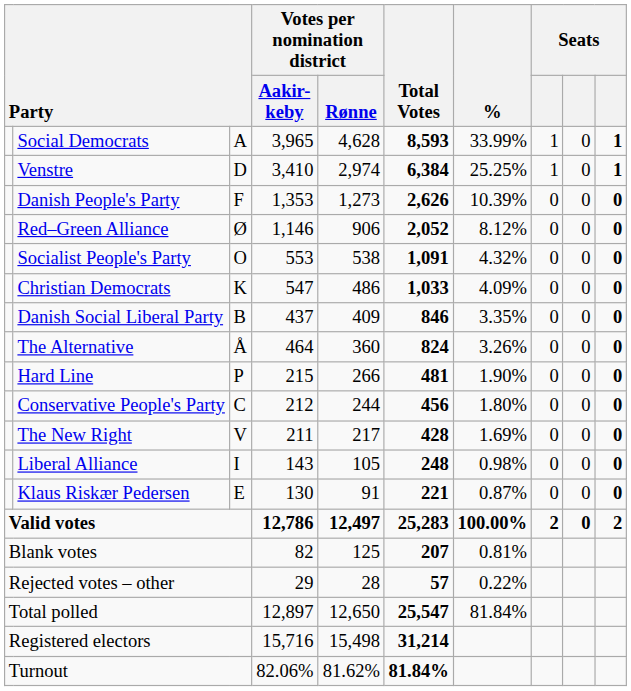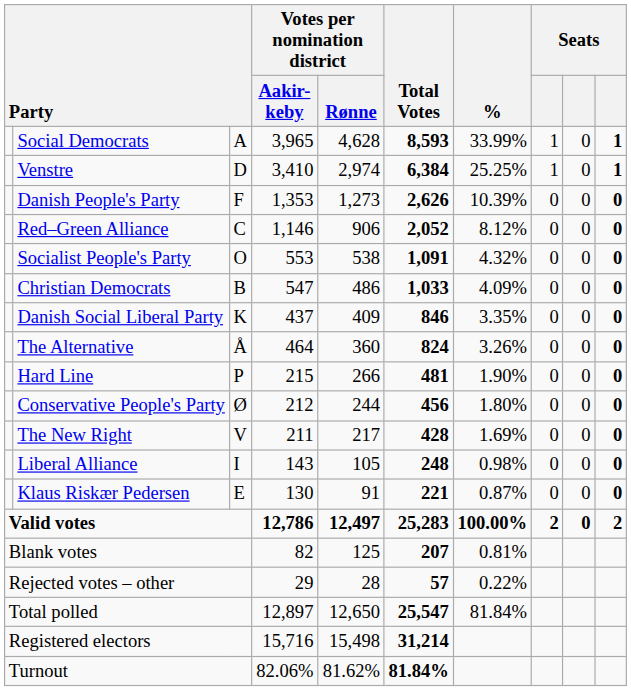(240, 229) Ø -> (240, 229) C
(240, 287) K -> (240, 287) B
(240, 317) B -> (240, 317) K
(240, 405) C -> (240, 405) Ø
